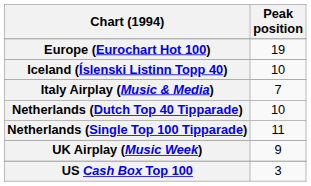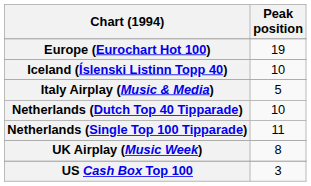(278, 89) 7 -> (278, 89) 5
(278, 150) 9 -> (278, 150) 8
